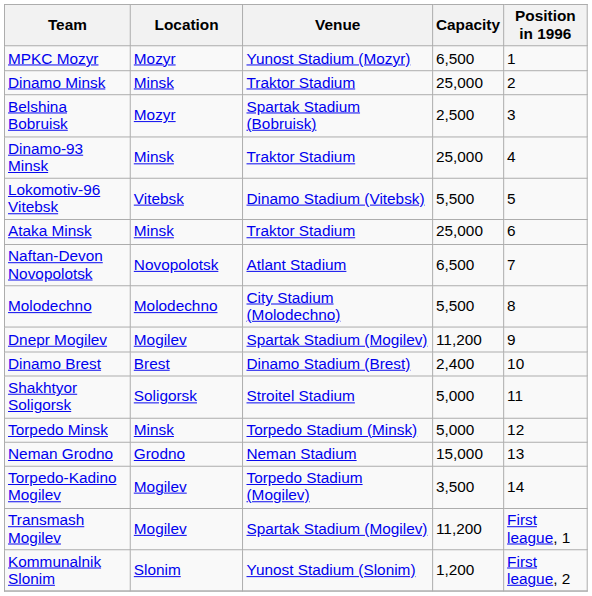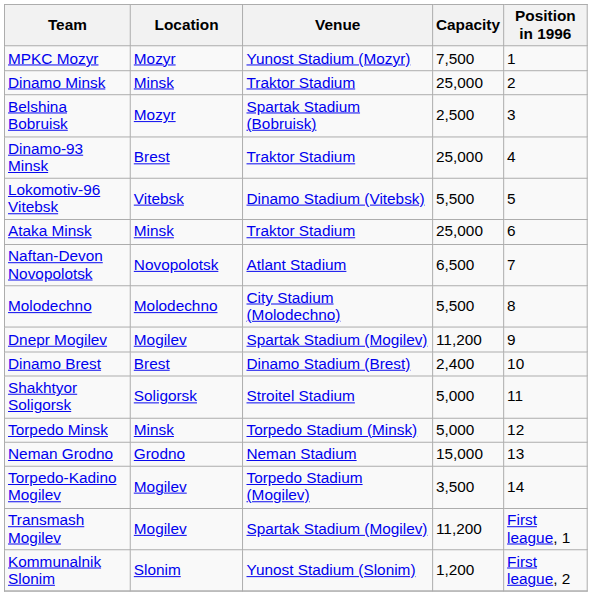(455, 58) 6,500 -> (455, 58) 7,500
(154, 157) Minsk -> (152, 157) Brest
